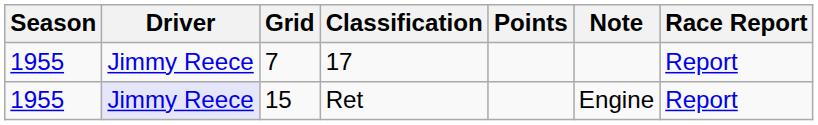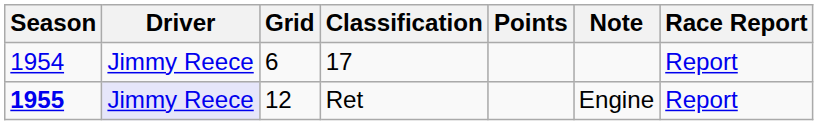(37, 61) 1955 -> (37, 61) 1954
(272, 61) 7 -> (272, 61) 6
(37, 100) normal -> (37, 100) bold
(278, 100) 15 -> (278, 100) 12
